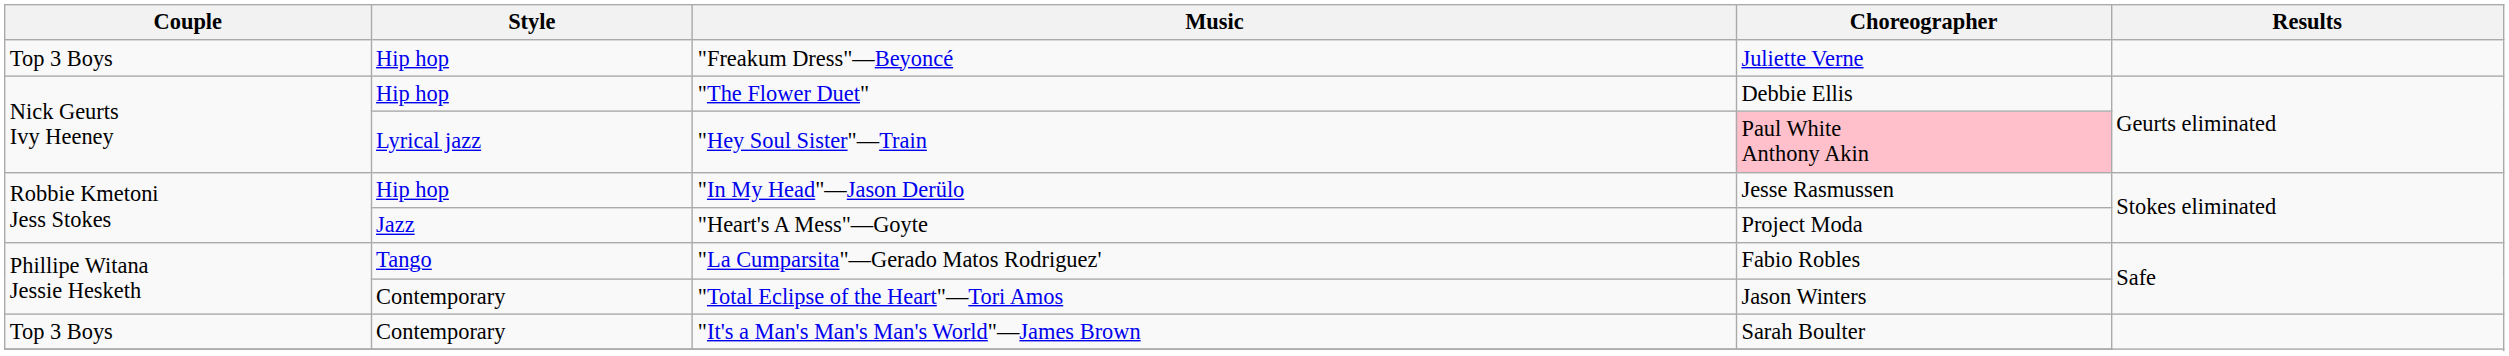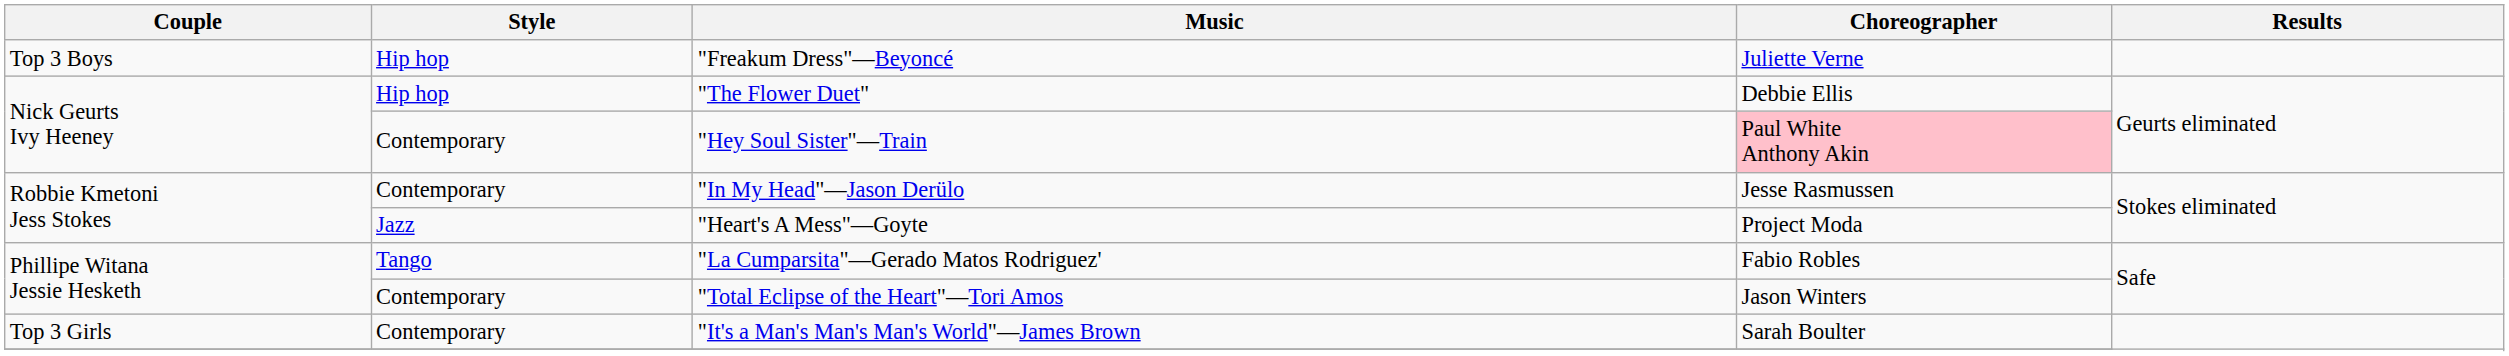(429, 141) Lyrical jazz -> (441, 141) Contemporary
(412, 189) Hip hop -> (441, 189) Contemporary
(61, 331) Top 3 Boys -> (61, 331) Top 3 Girls
